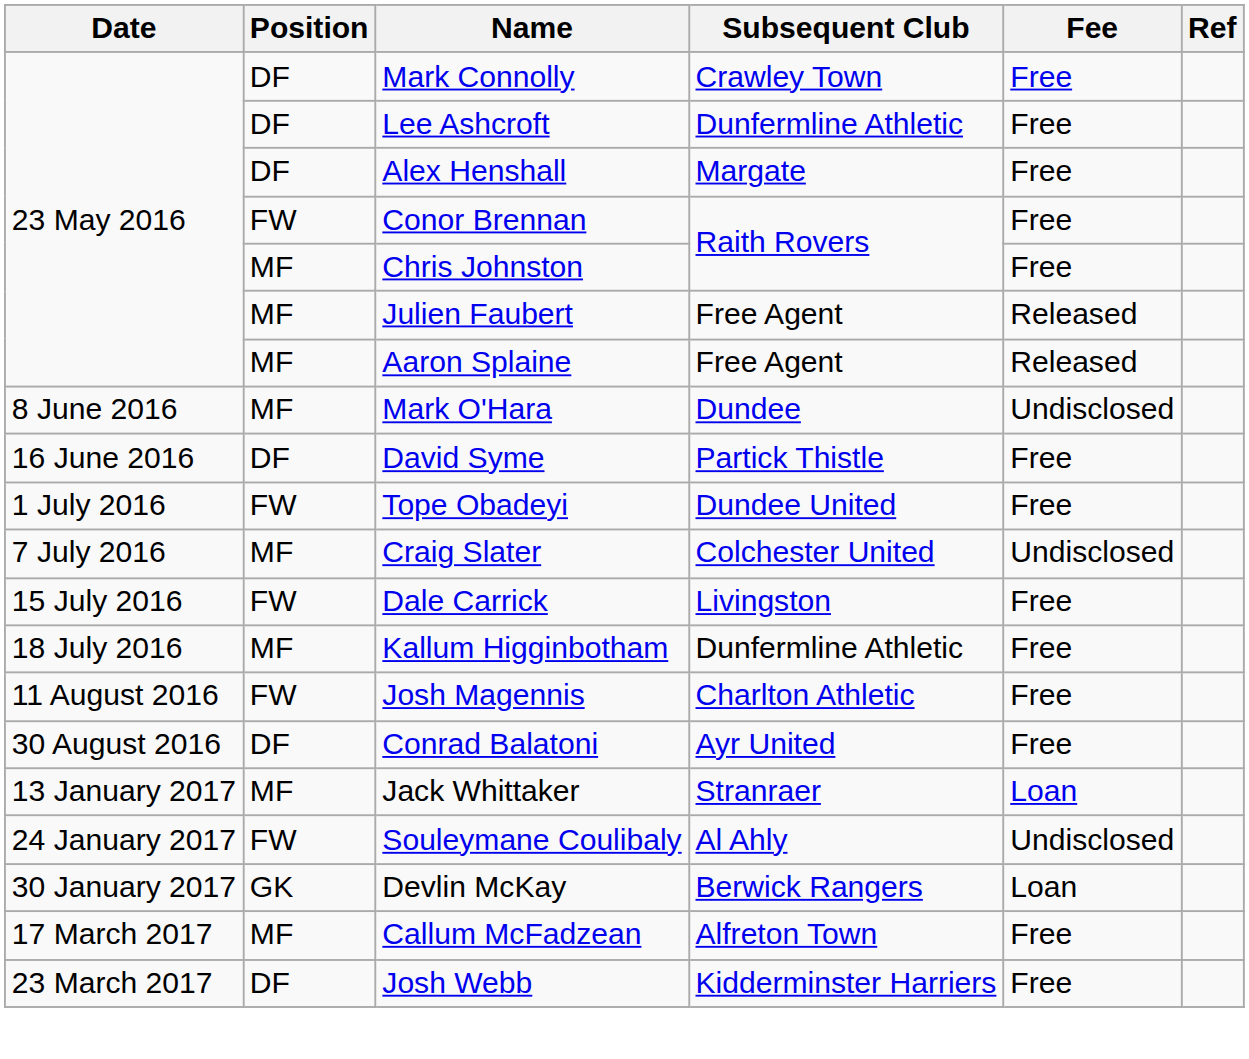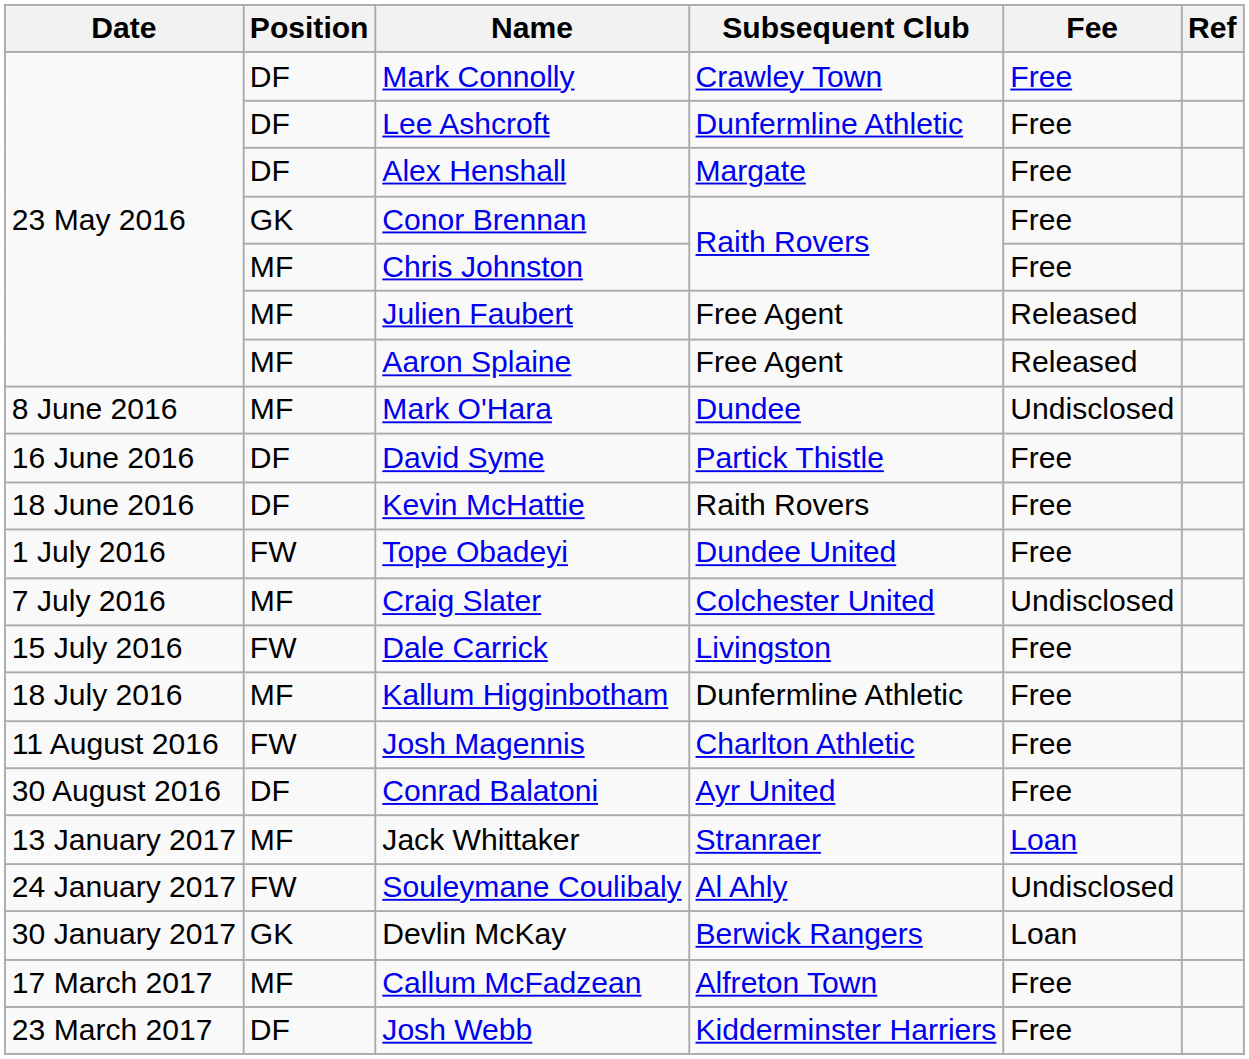(273, 219) FW -> (272, 219) GK
+ row: (483, 505)
